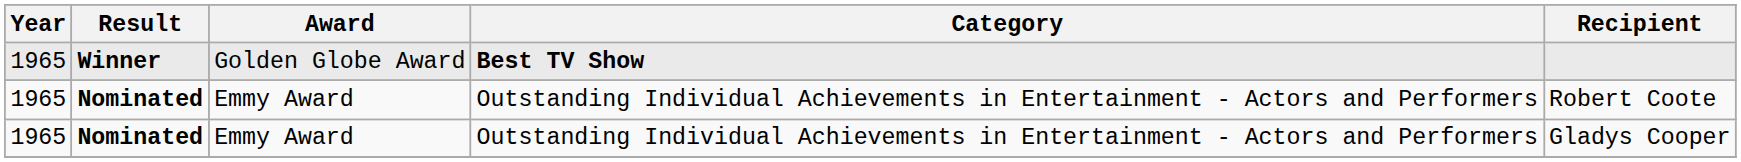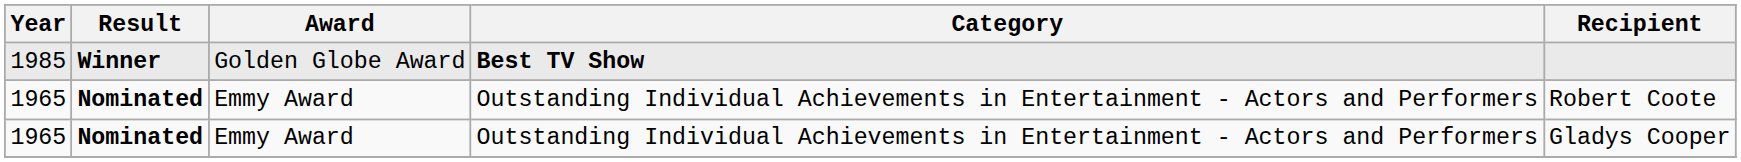(38, 62) 1965 -> (38, 62) 1985
